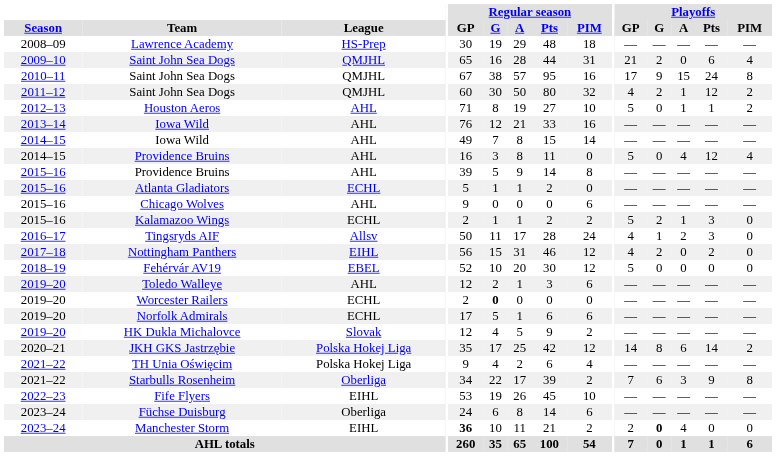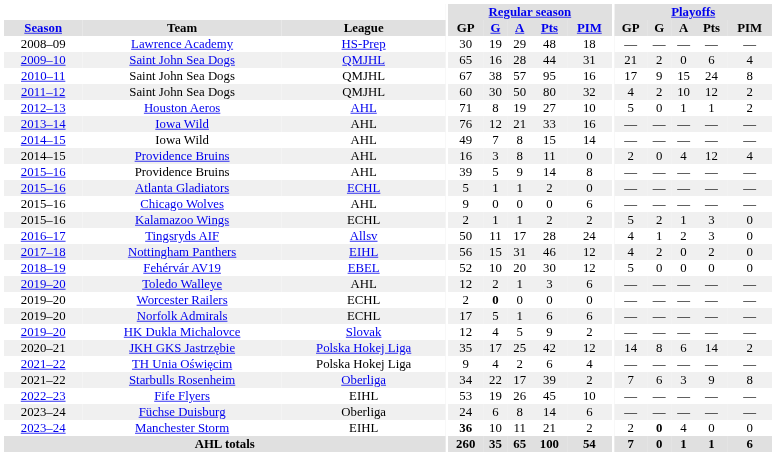(684, 92) 1 -> (684, 92) 10
(631, 156) 5 -> (631, 156) 2
